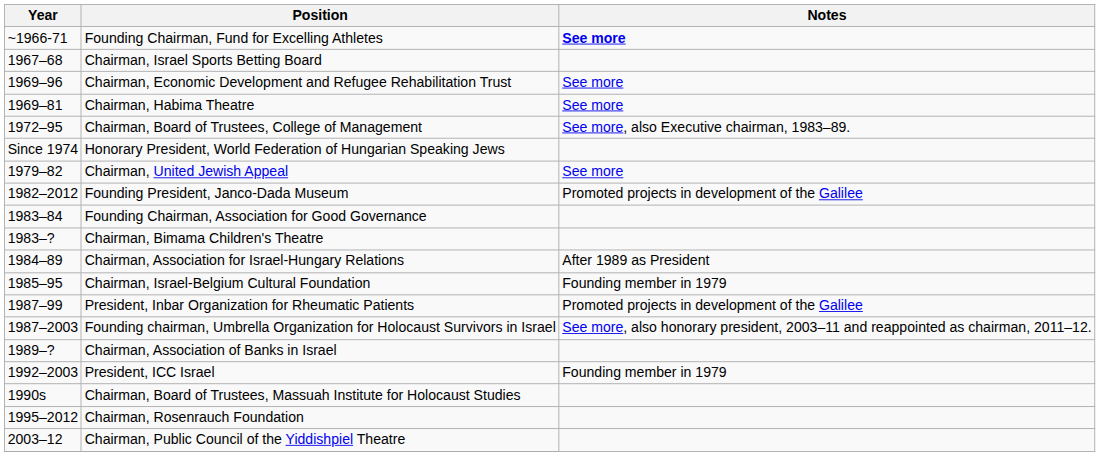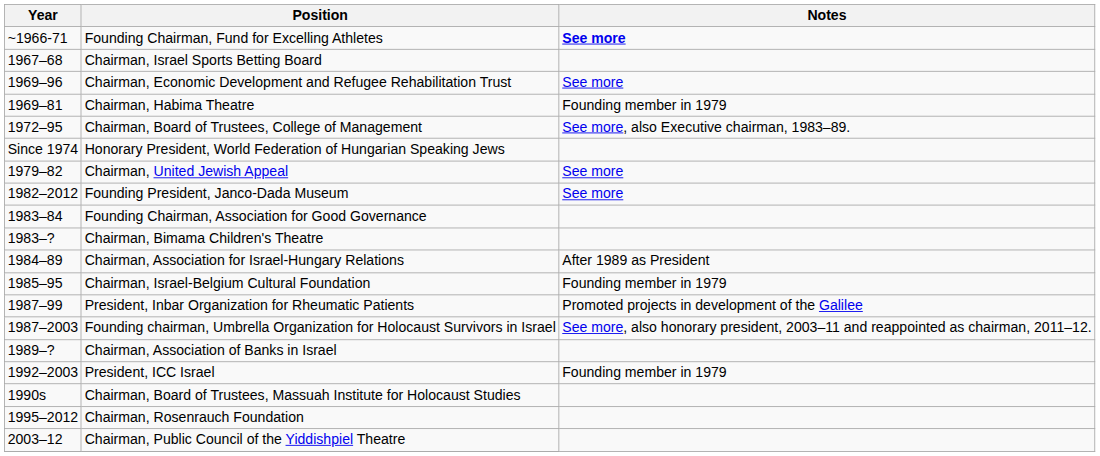(593, 104) See more -> (644, 104) Founding member in 1979
(713, 194) Promoted projects in development of the Galilee -> (593, 194) See more
